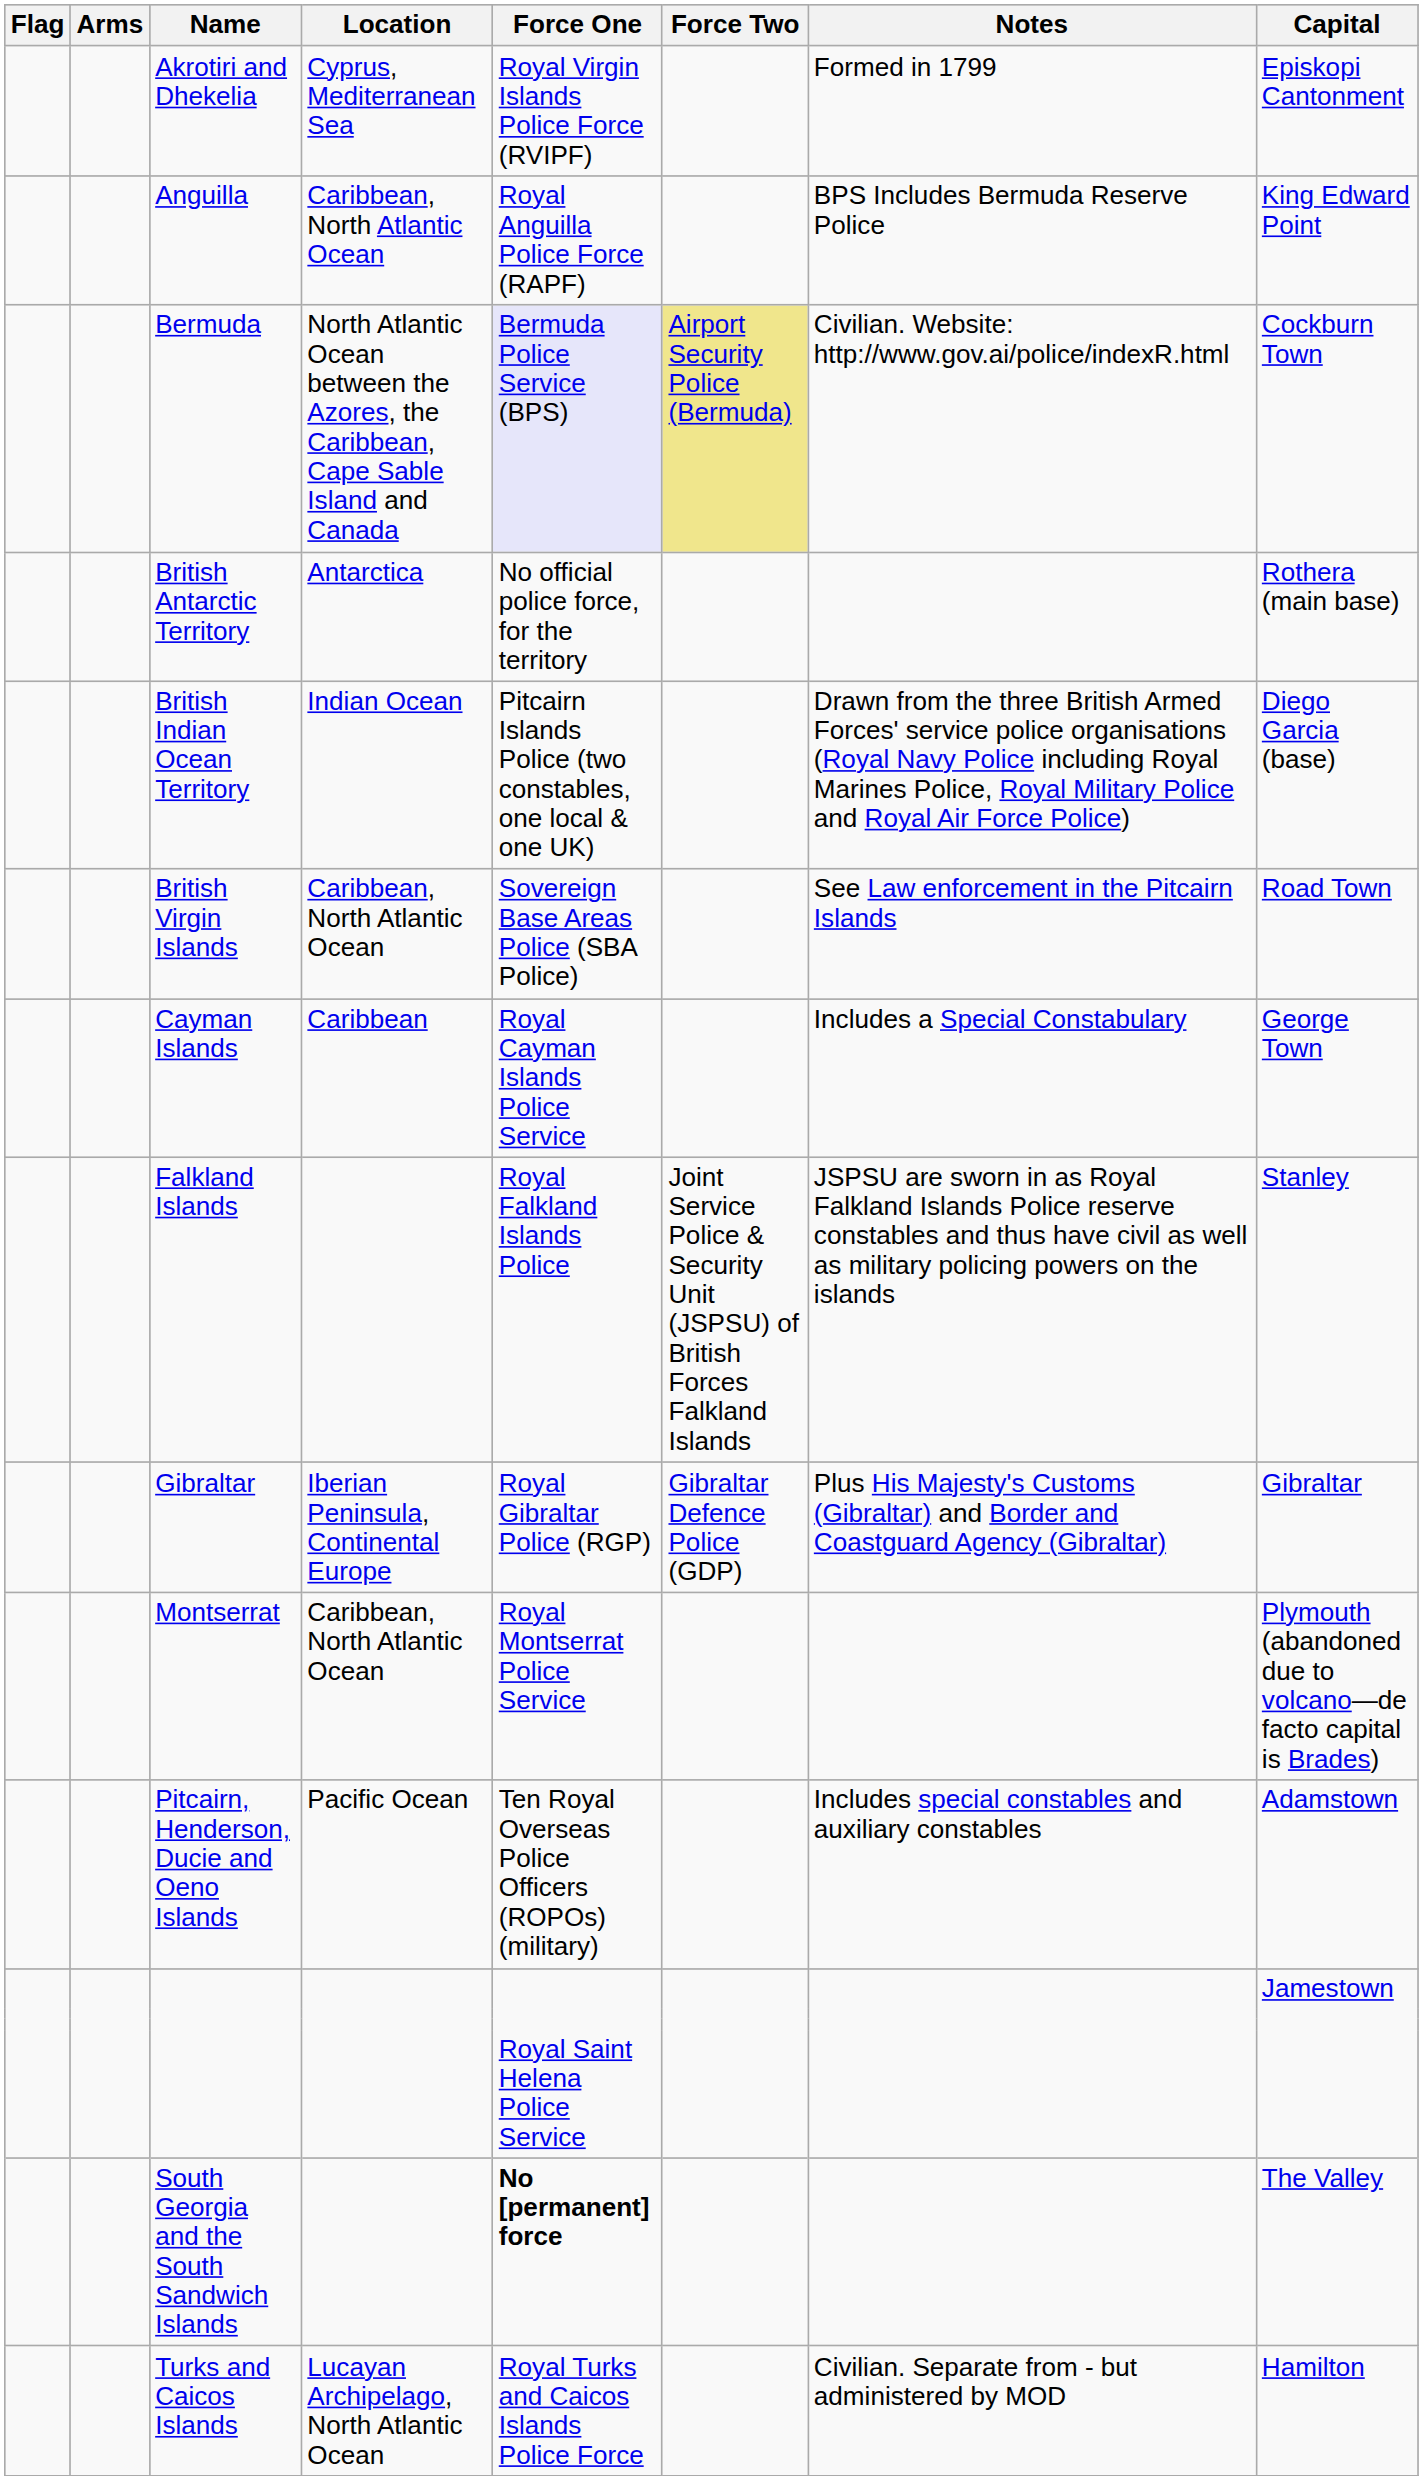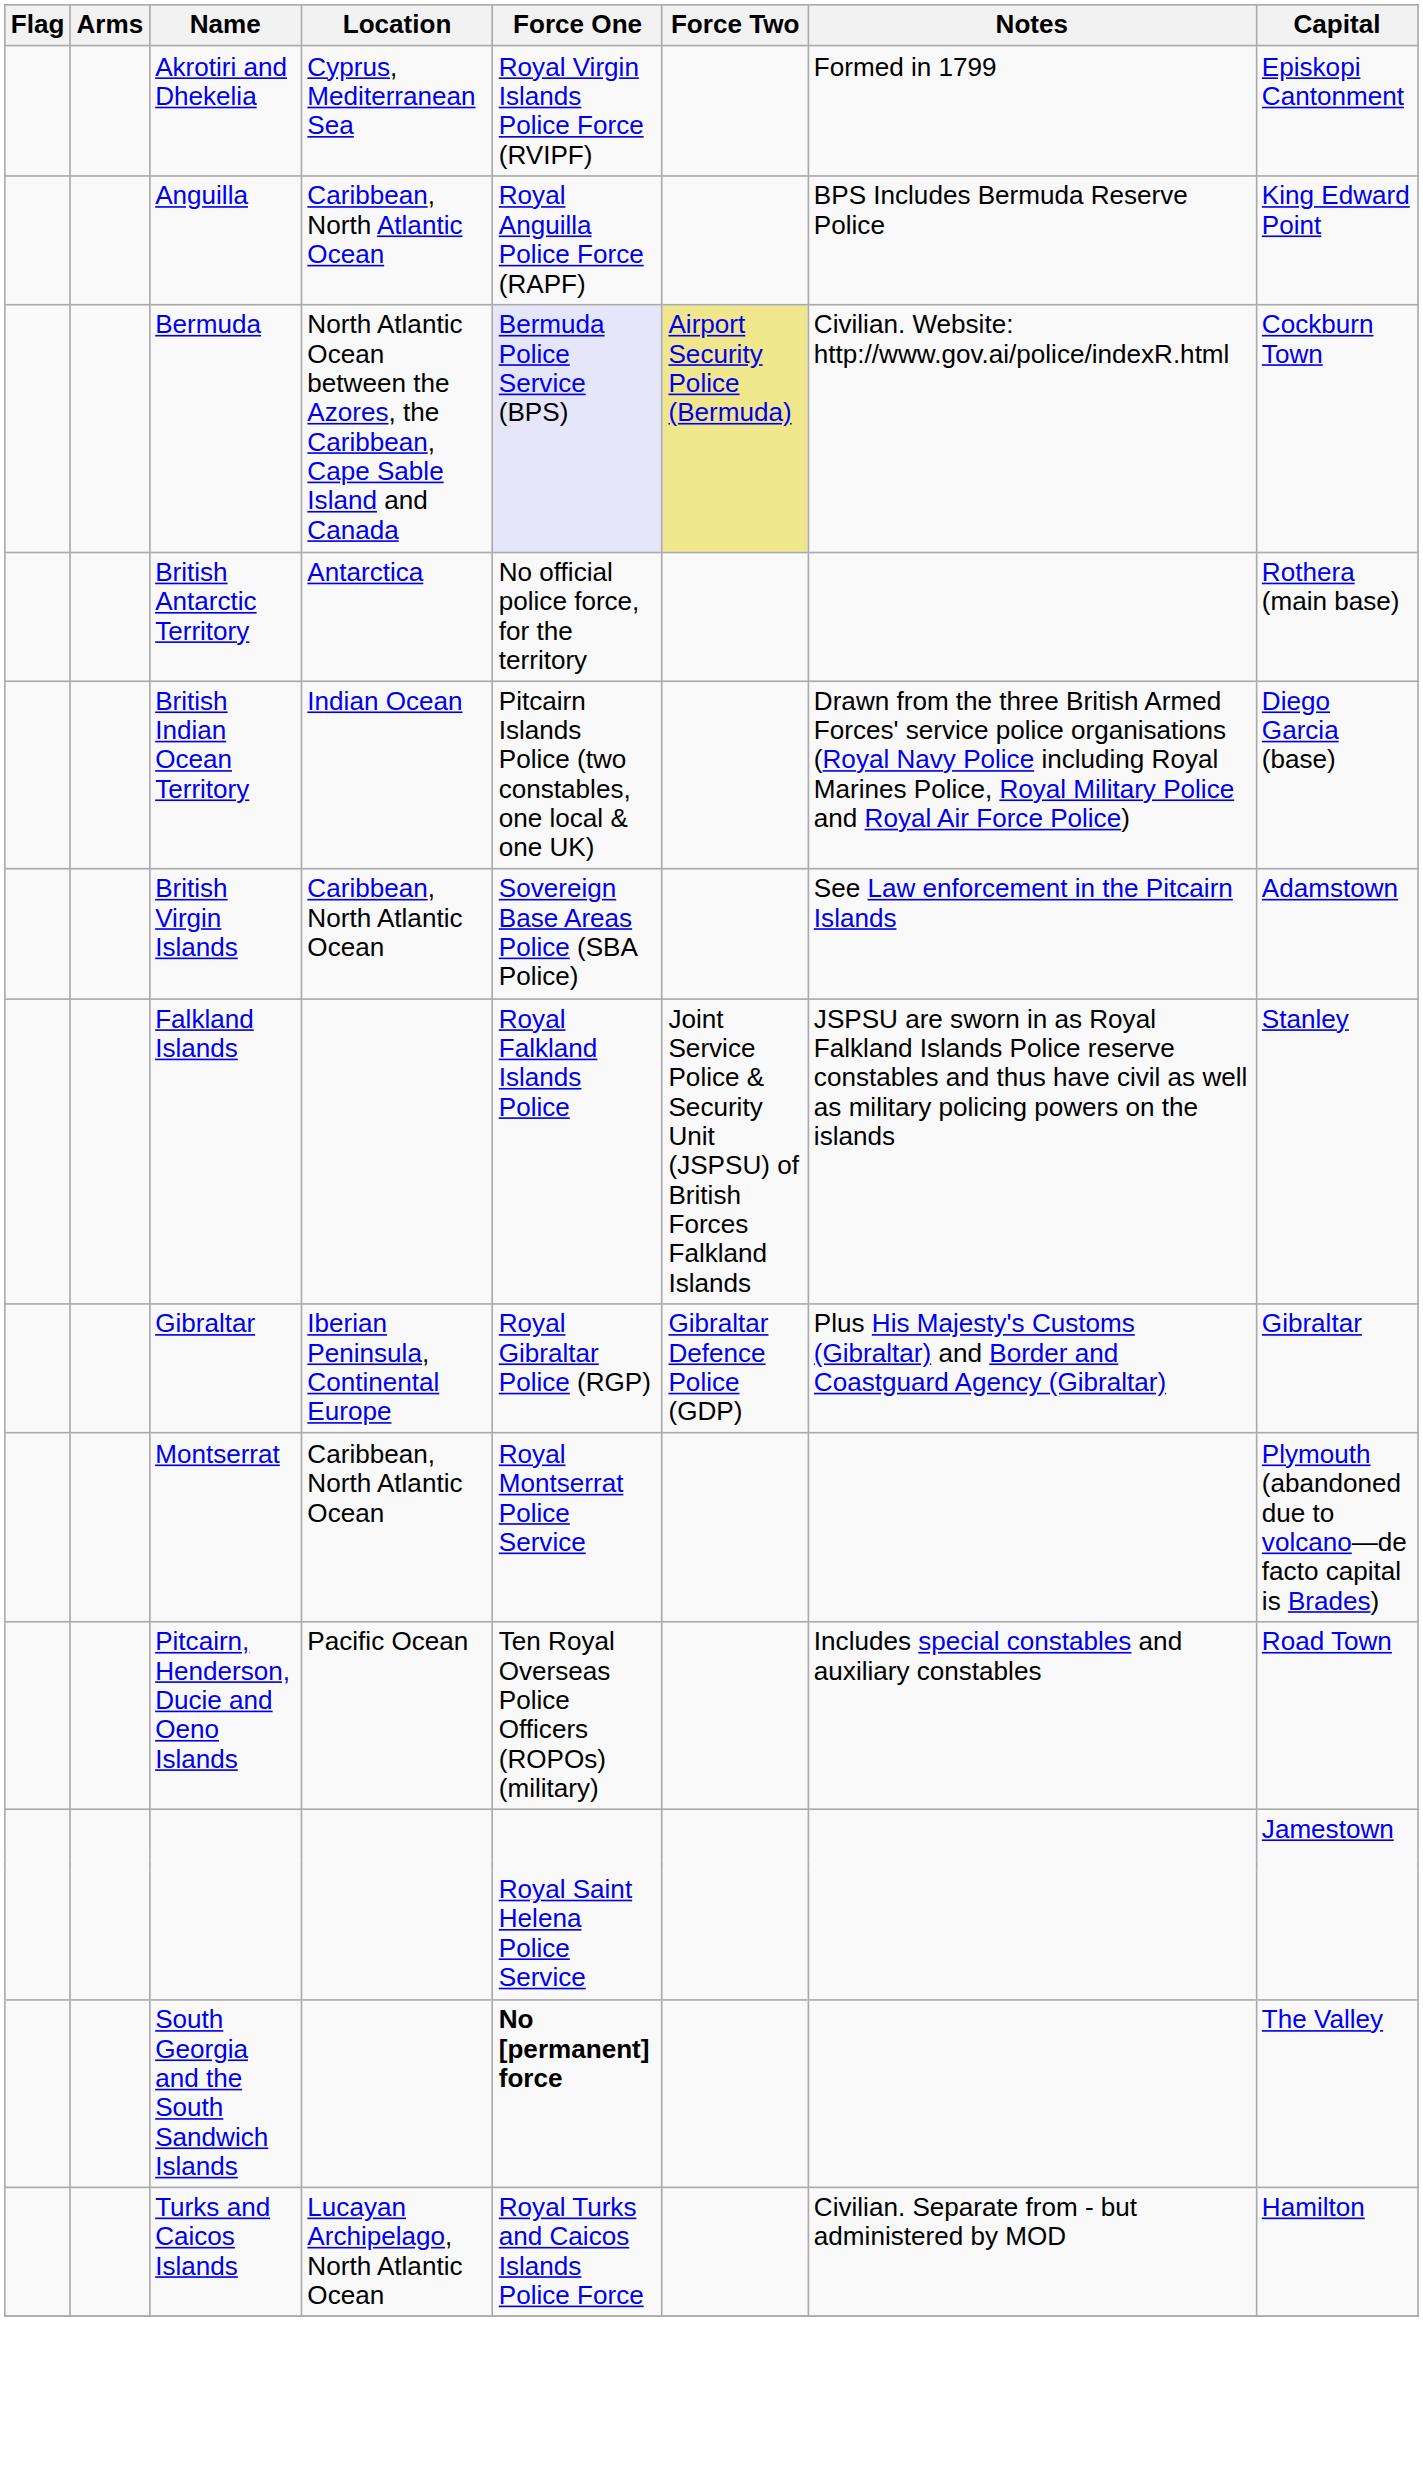(1327, 889) Road Town -> (1330, 889) Adamstown
- row: (204, 1033)
(1330, 1800) Adamstown -> (1327, 1641) Road Town
